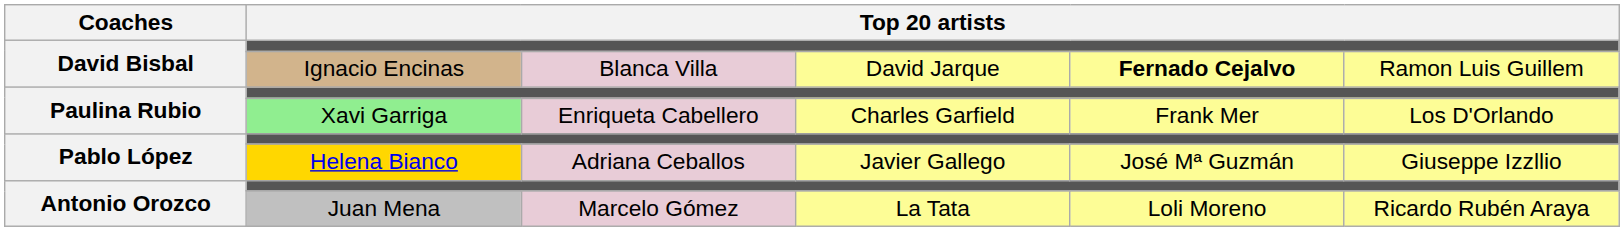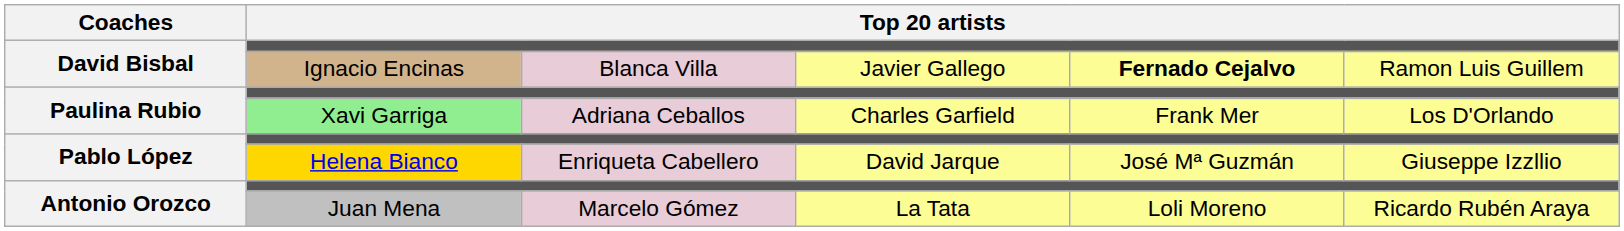(933, 69) David Jarque -> (933, 69) Javier Gallego
(658, 115) Enriqueta Cabellero -> (658, 115) Adriana Ceballos
(658, 162) Adriana Ceballos -> (658, 162) Enriqueta Cabellero
(933, 162) Javier Gallego -> (933, 162) David Jarque
